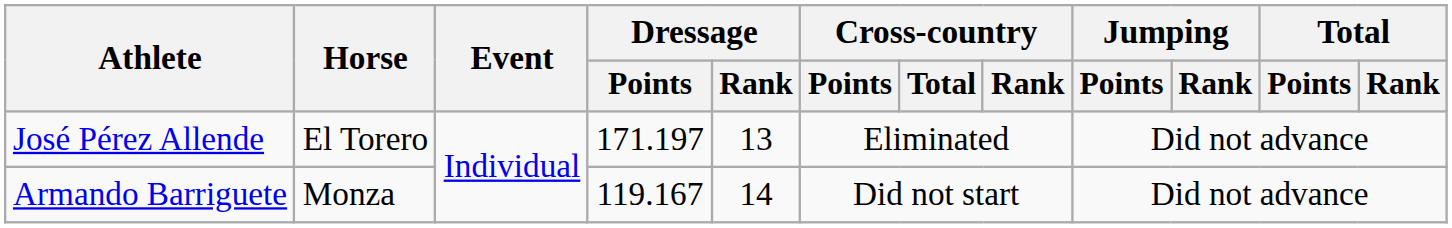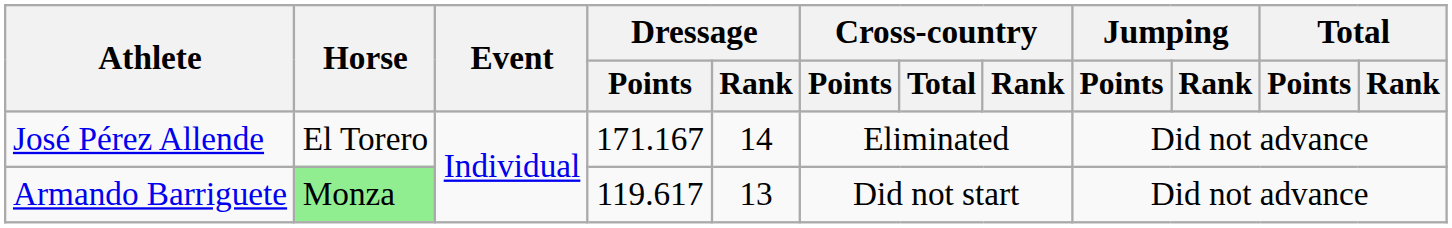(650, 139) 171.197 -> (650, 139) 171.167
(756, 139) 13 -> (756, 139) 14
(349, 193) no background -> (349, 193) lightgreen background
(650, 193) 119.167 -> (650, 193) 119.617
(756, 193) 14 -> (756, 193) 13
